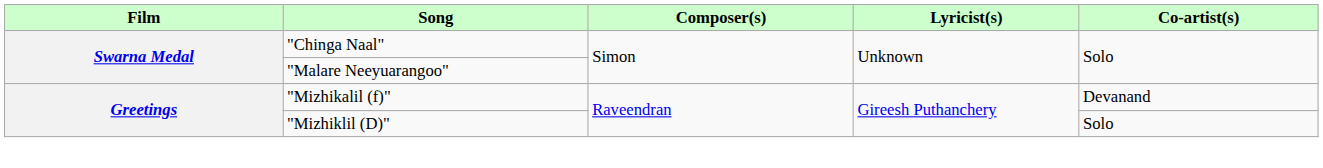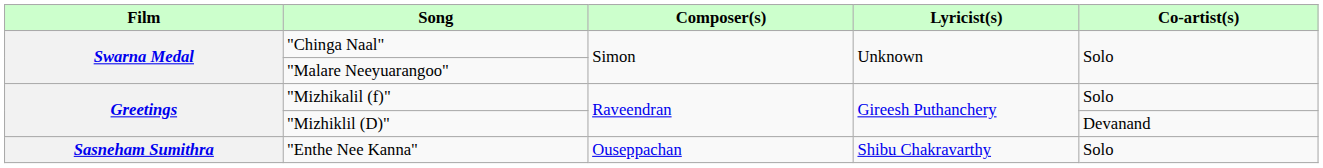(1117, 96) Devanand -> (1098, 96) Solo
(1098, 123) Solo -> (1117, 123) Devanand
+ row: (352, 149)
